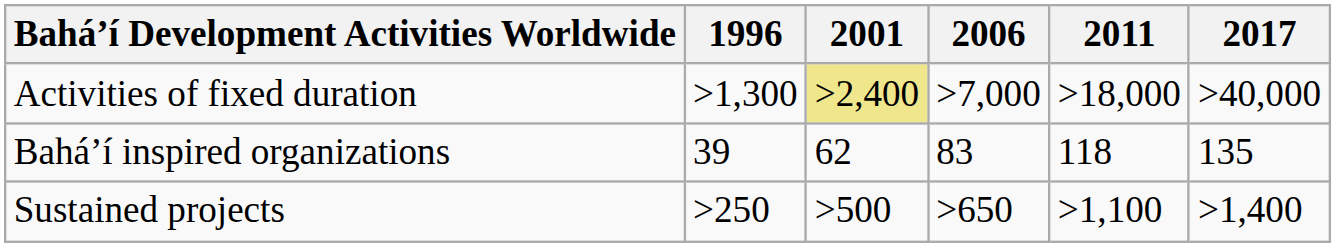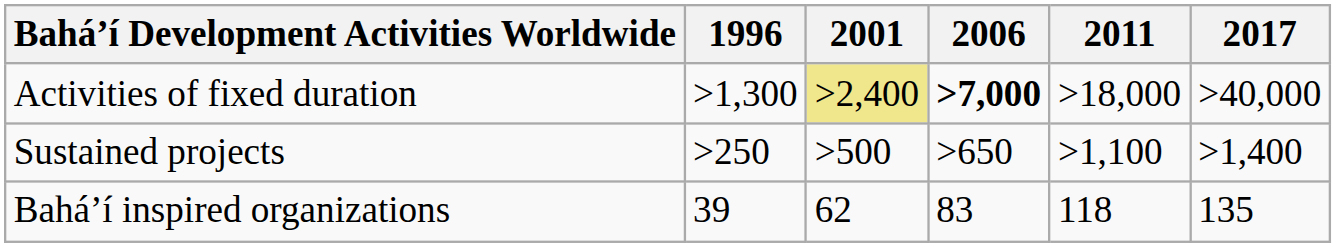(989, 92) normal -> (989, 92) bold
rows swapped: (149, 210) <-> (232, 151)
